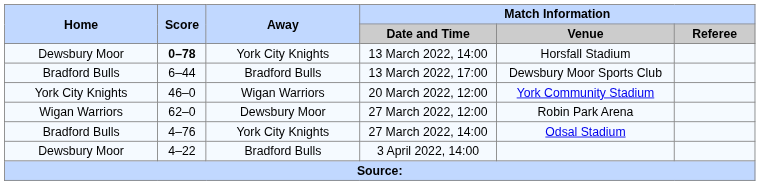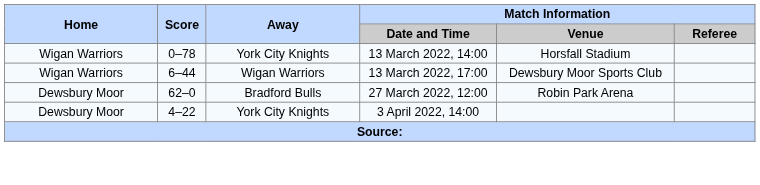(81, 53) Dewsbury Moor -> (81, 53) Wigan Warriors
(182, 53) bold -> (182, 53) normal
(81, 73) Bradford Bulls -> (81, 73) Wigan Warriors
(283, 73) Bradford Bulls -> (283, 73) Wigan Warriors
- row: (428, 92)
(81, 112) Wigan Warriors -> (81, 92) Dewsbury Moor
(283, 112) Dewsbury Moor -> (283, 92) Bradford Bulls
- row: (428, 132)
(283, 151) Bradford Bulls -> (283, 112) York City Knights
